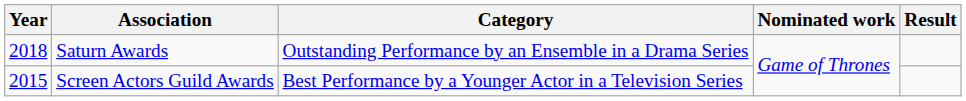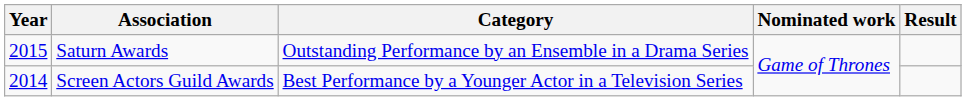(28, 50) 2018 -> (28, 50) 2015
(28, 80) 2015 -> (28, 80) 2014
